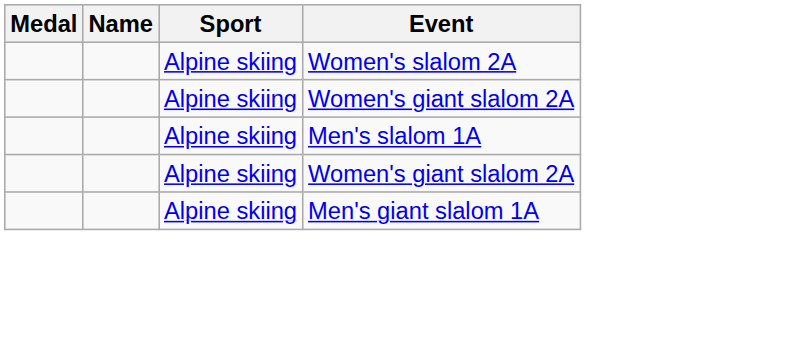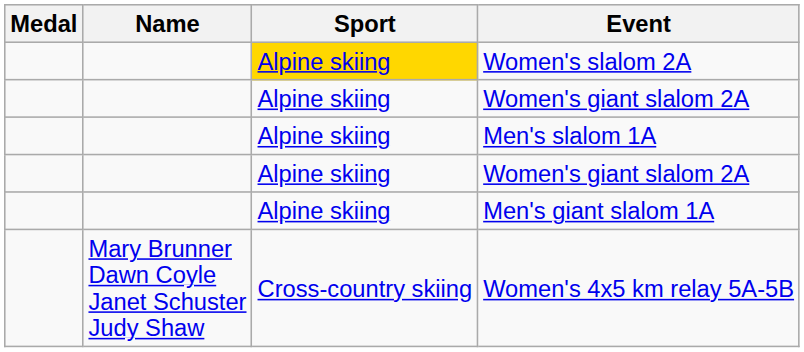(231, 61) no background -> (324, 61) gold background
+ row: (167, 289)
